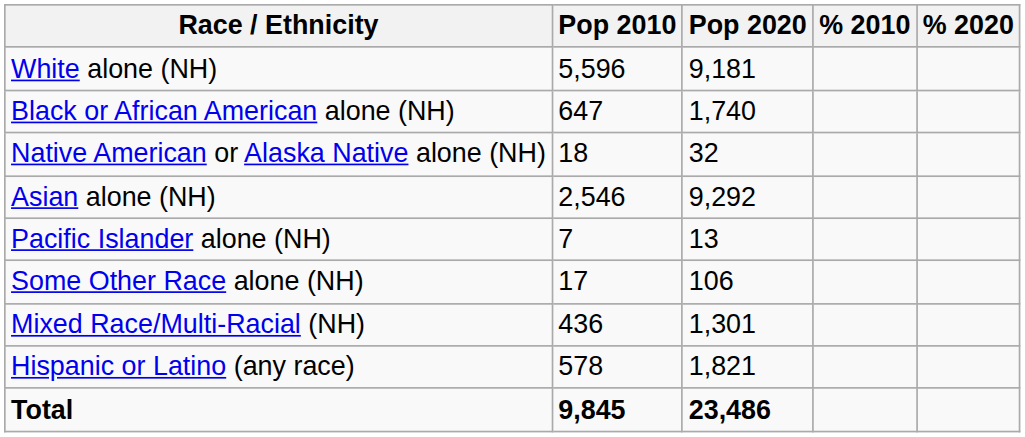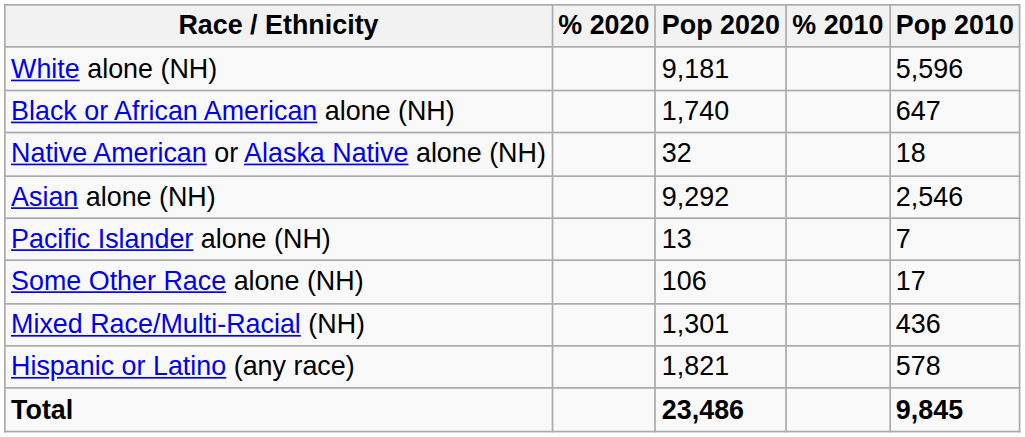columns swapped: (617, 25) <-> (968, 25)
